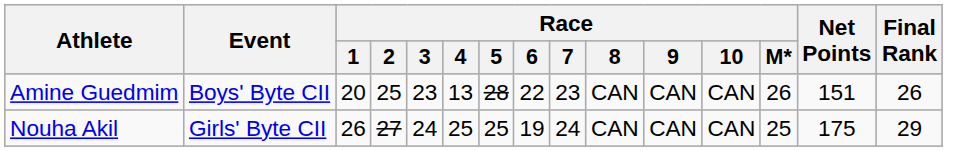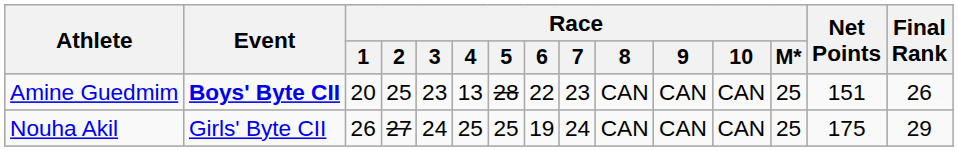(260, 92) normal -> (264, 92) bold
(779, 92) 26 -> (789, 92) 25
